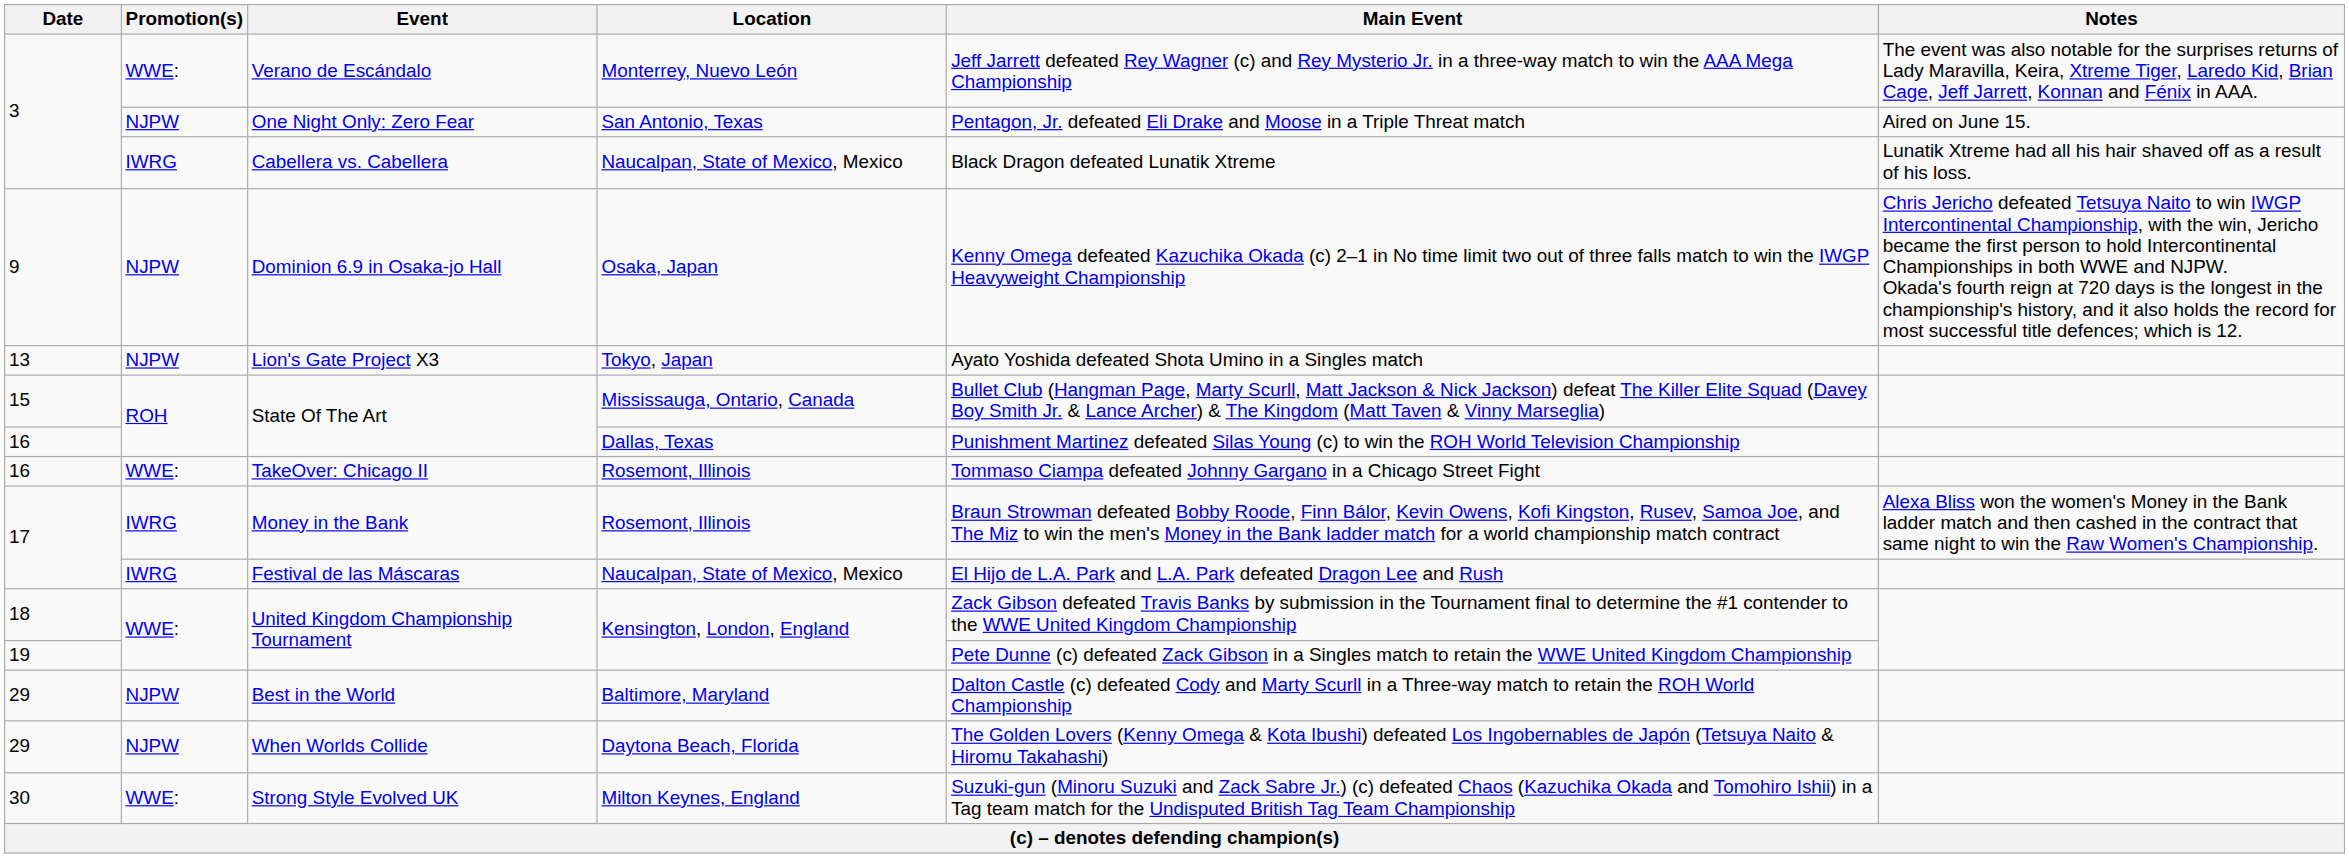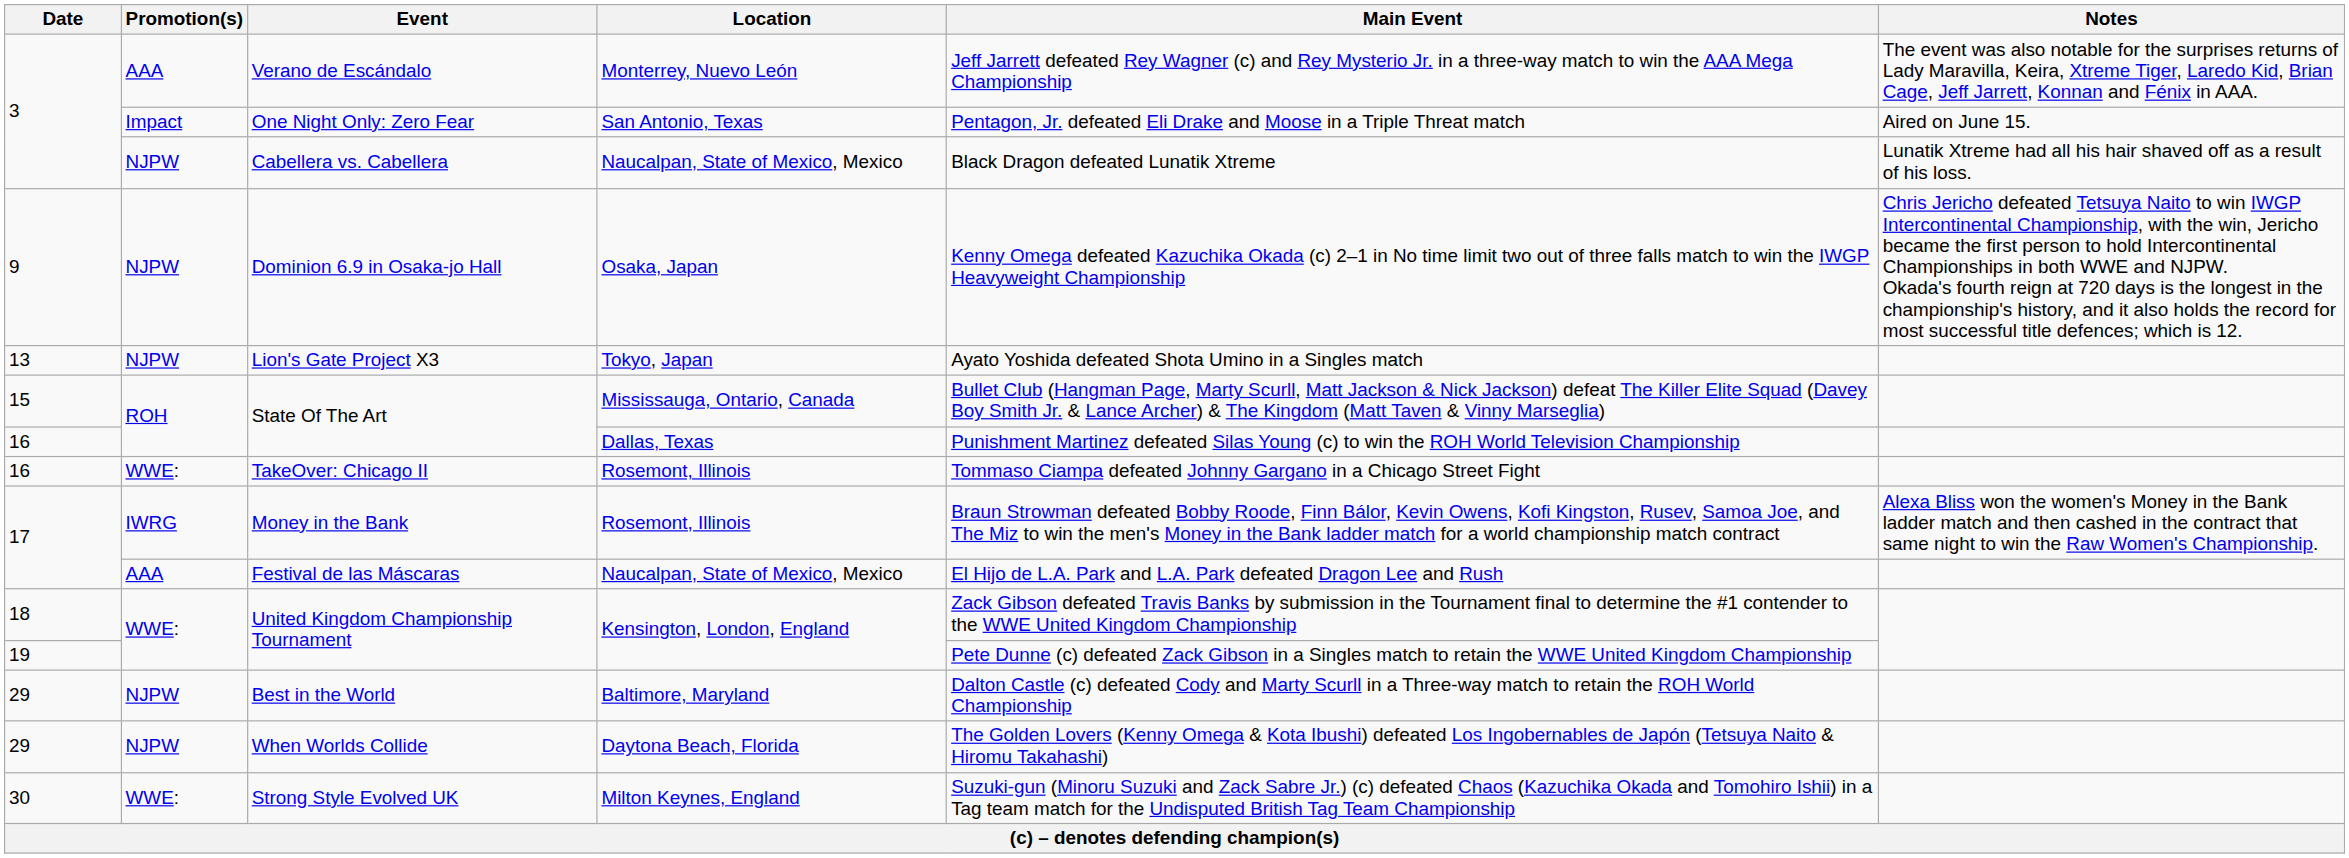(152, 70) WWE: -> (144, 70) AAA
(152, 121) NJPW -> (154, 121) Impact
(151, 162) IWRG -> (152, 162) NJPW
(151, 573) IWRG -> (144, 573) AAA
